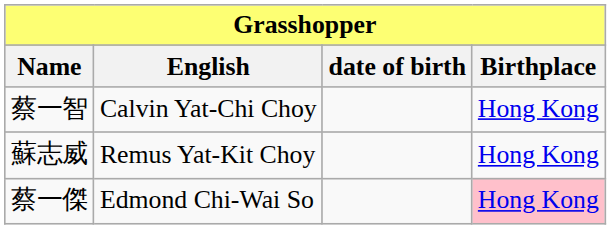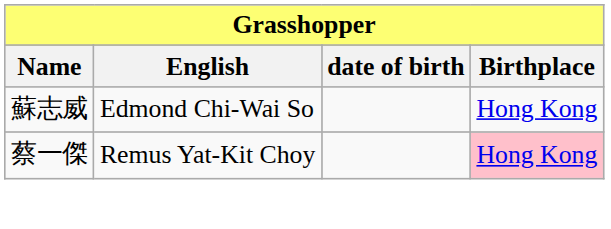- row: (49, 108)
(208, 154) Remus Yat-Kit Choy -> (207, 109) Edmond Chi-Wai So
(207, 200) Edmond Chi-Wai So -> (208, 154) Remus Yat-Kit Choy
